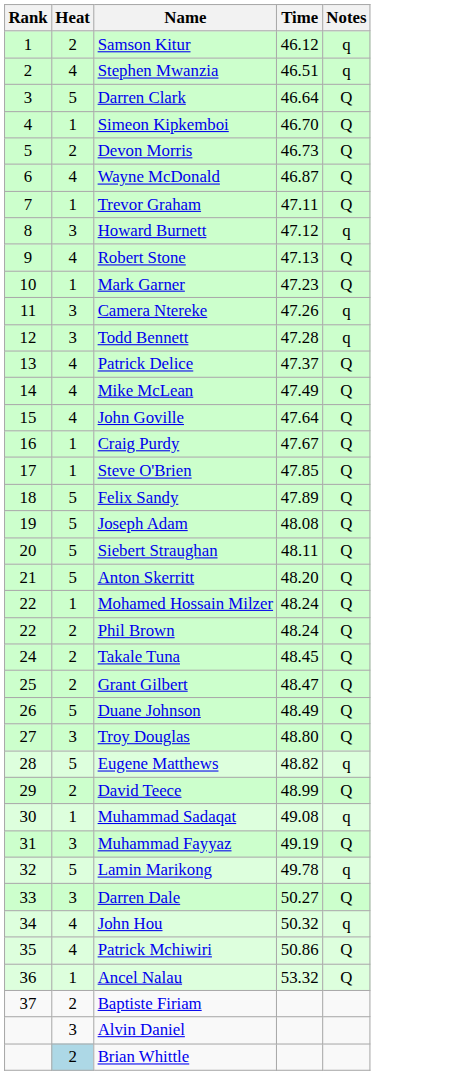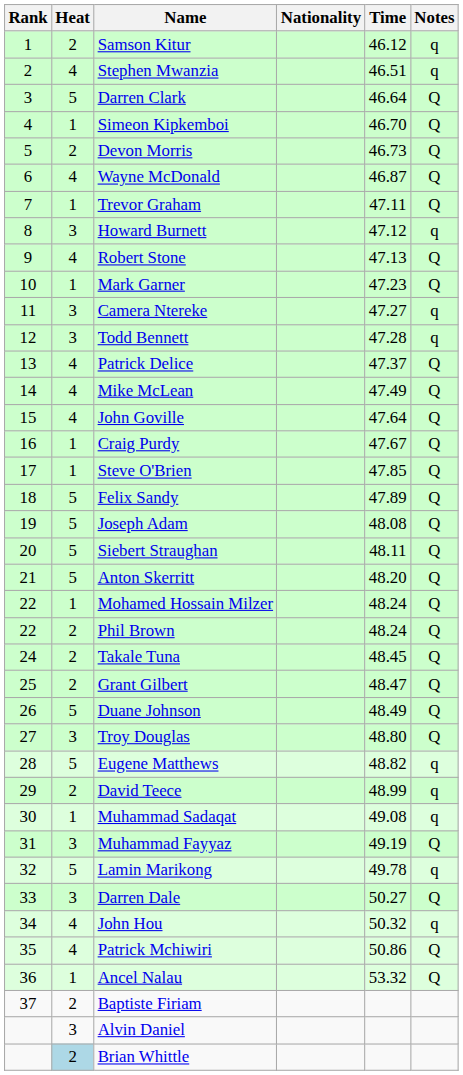+ column: (321, 17)
(300, 310) 47.26 -> (388, 310) 47.27
(346, 790) Q -> (434, 790) q
